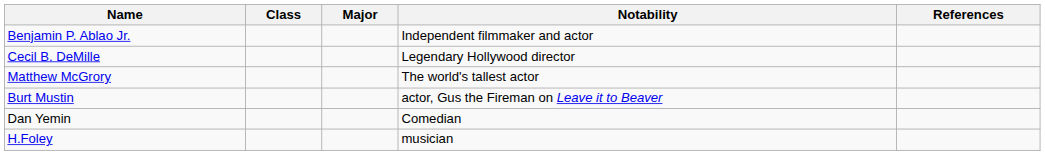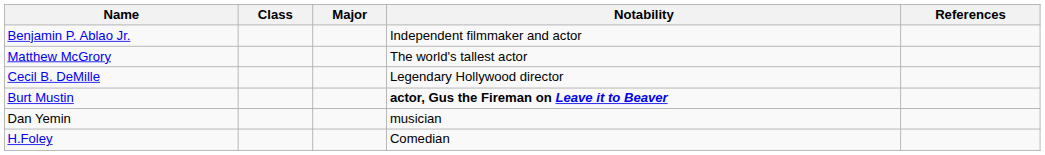rows swapped: (59, 77) <-> (54, 56)
(532, 98) normal -> (529, 98) bold
(431, 118) Comedian -> (416, 118) musician
(427, 139) musician -> (420, 139) Comedian
